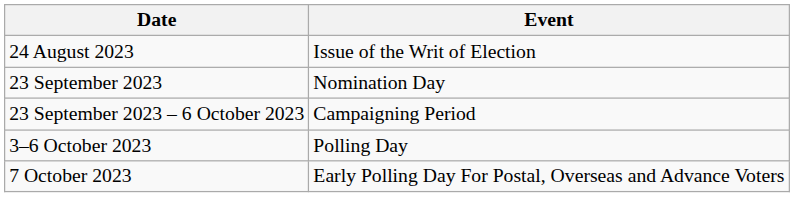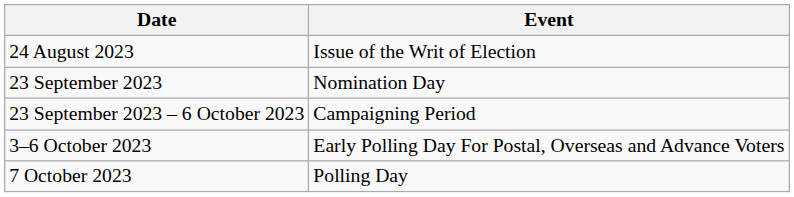(361, 144) Polling Day -> (549, 144) Early Polling Day For Postal, Overseas and Advance Voters
(549, 176) Early Polling Day For Postal, Overseas and Advance Voters -> (361, 176) Polling Day
